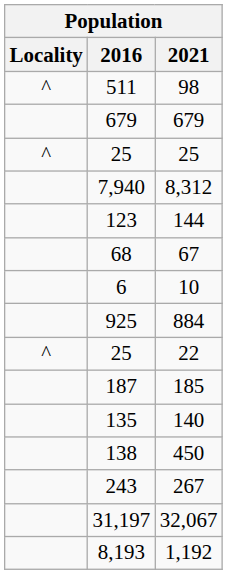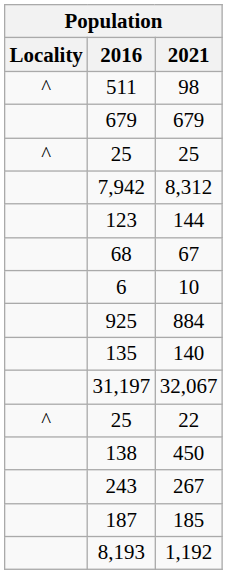(121, 187) 7,940 -> (121, 187) 7,942
rows swapped: (189, 420) <-> (189, 353)
rows swapped: (189, 386) <-> (189, 519)
